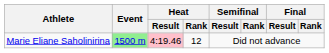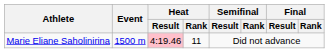(130, 41) lightgreen background -> (130, 41) no background
(196, 41) 12 -> (196, 41) 11
